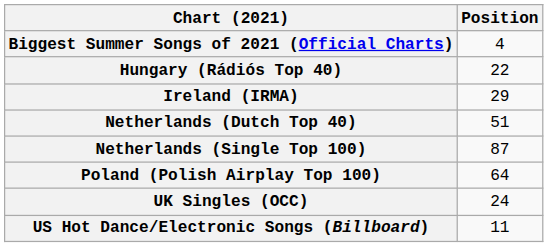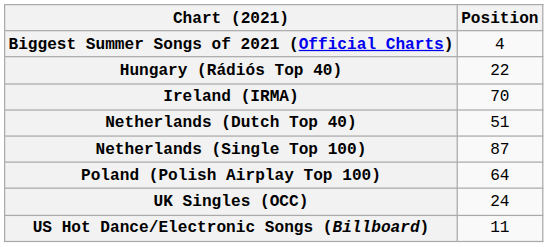(500, 97) 29 -> (500, 97) 70
